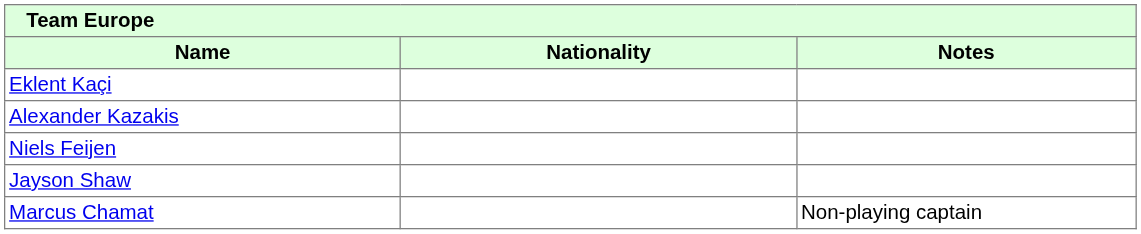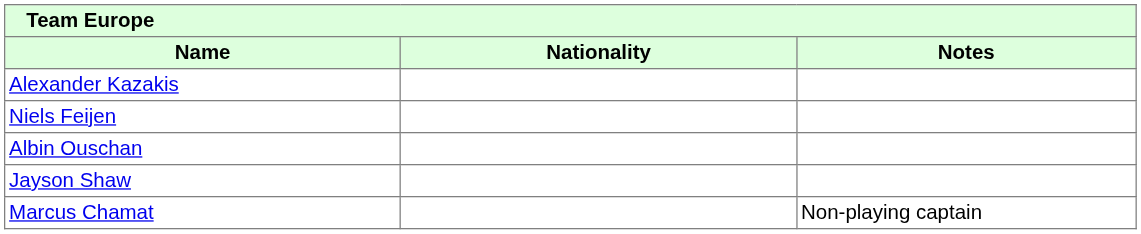- row: (60, 84)
+ row: (76, 148)
